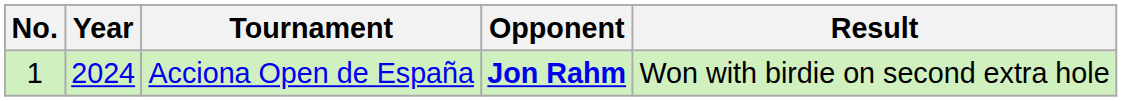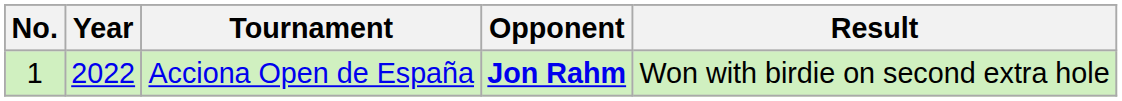(103, 73) 2024 -> (103, 73) 2022
